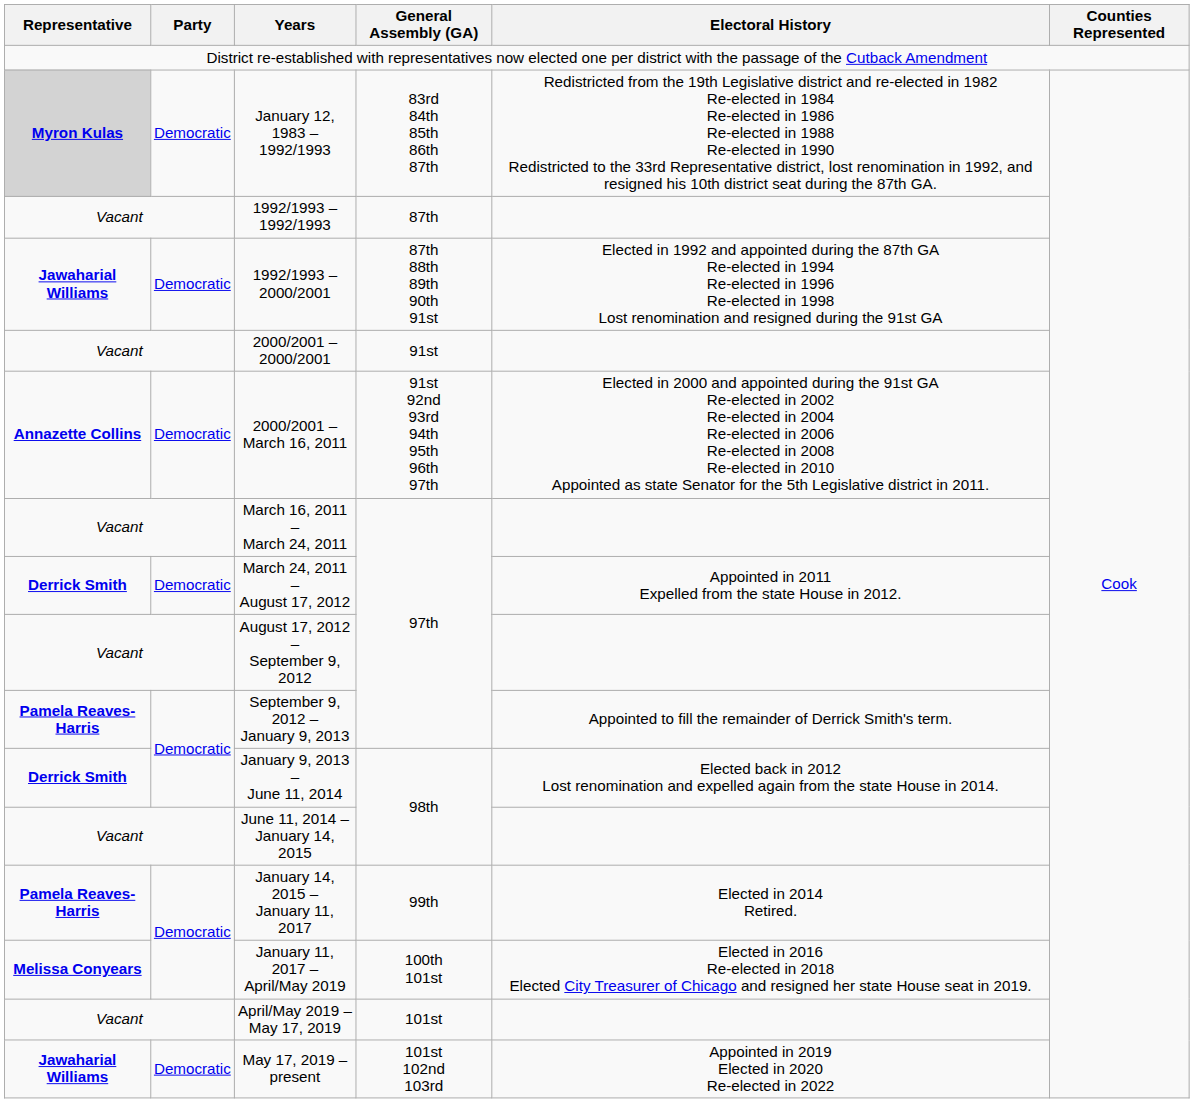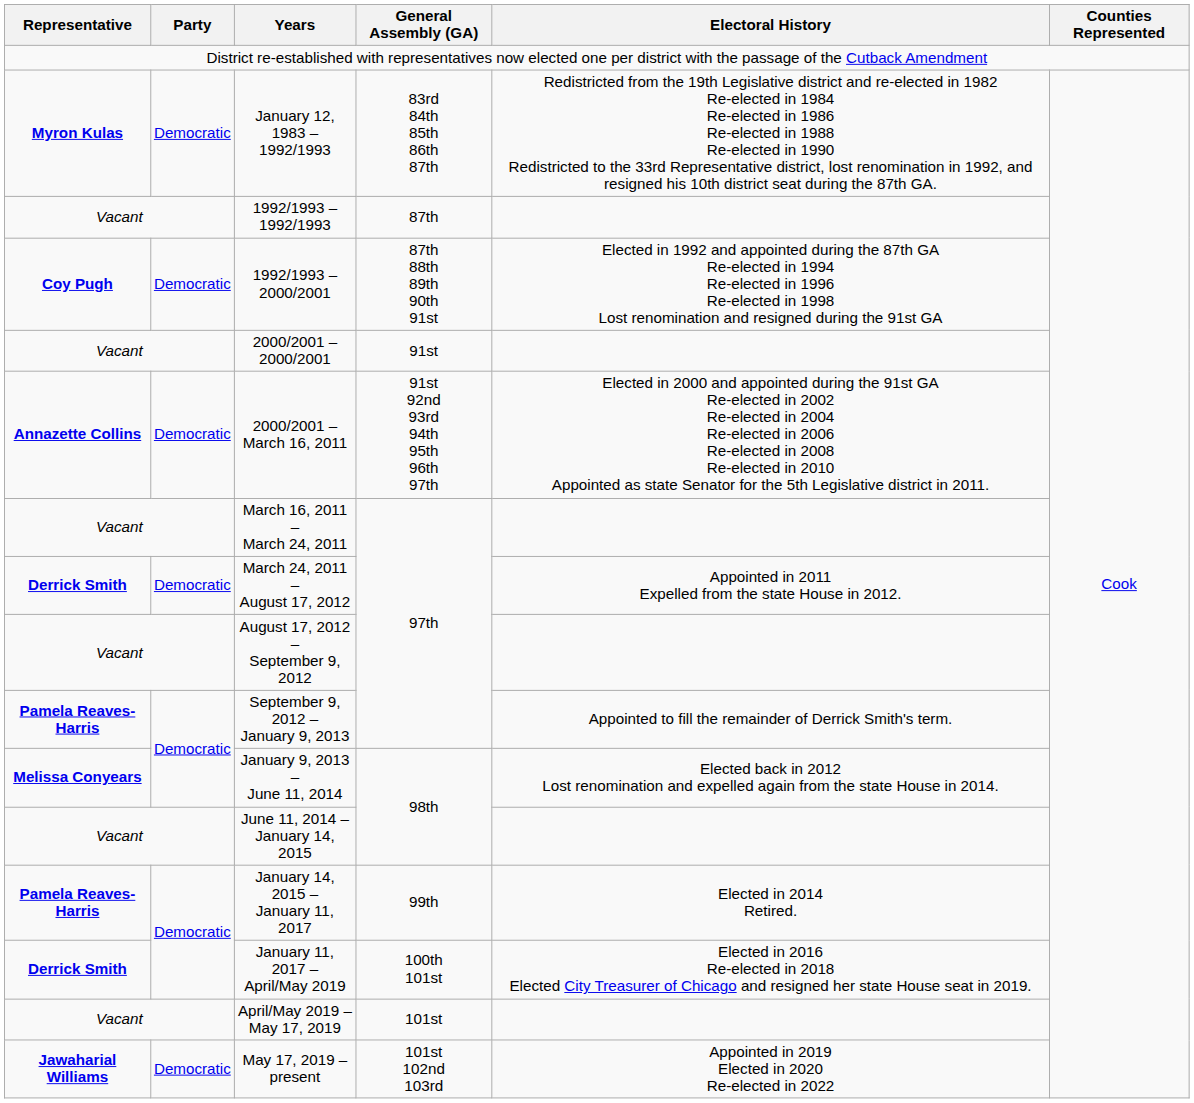(77, 133) lightgrey background -> (77, 133) no background
(77, 283) Jawaharial Williams -> (77, 283) Coy Pugh
(77, 777) Derrick Smith -> (77, 777) Melissa Conyears
(77, 969) Melissa Conyears -> (77, 969) Derrick Smith
